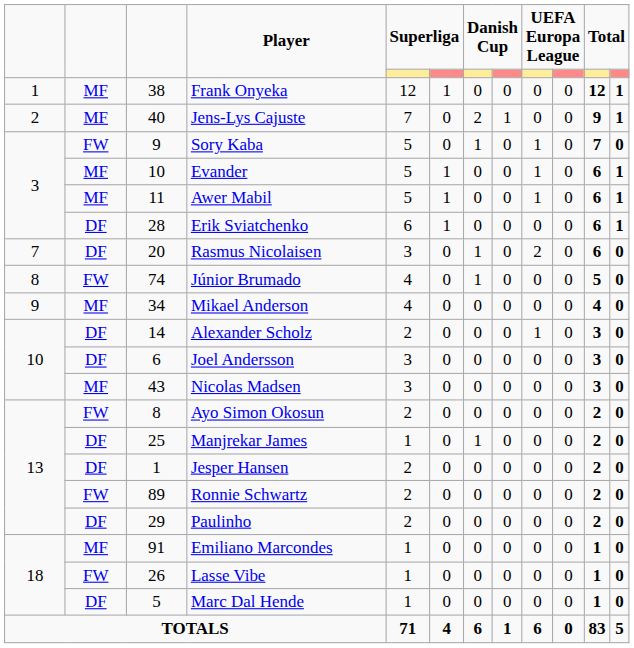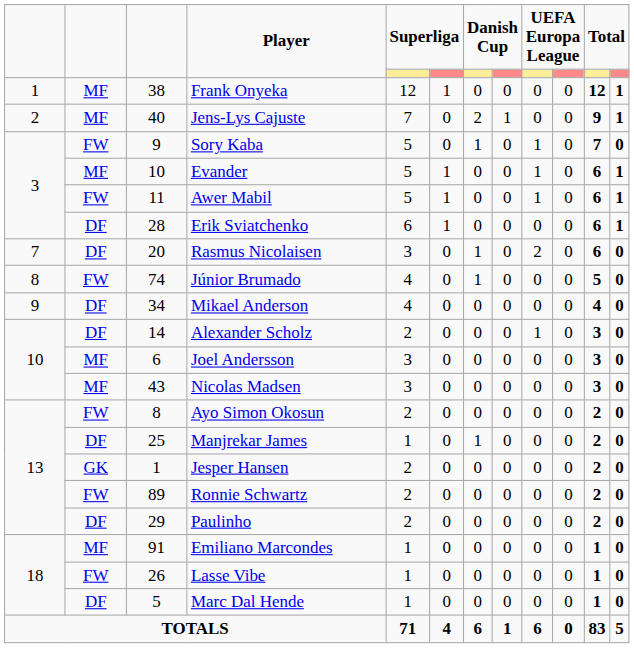(96, 198) MF -> (96, 198) FW
(96, 306) MF -> (96, 306) DF
(96, 359) DF -> (96, 359) MF
(96, 467) DF -> (96, 467) GK
